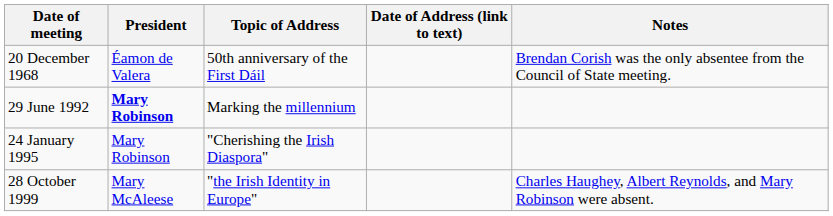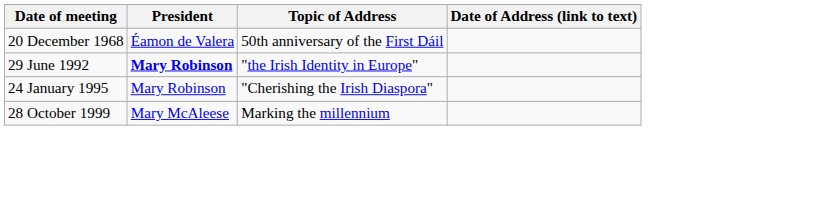- column: (670, 25)
(281, 107) Marking the millennium -> (330, 64) "the Irish Identity in Europe"
(269, 189) "the Irish Identity in Europe" -> (315, 112) Marking the millennium
